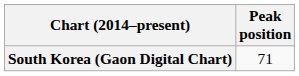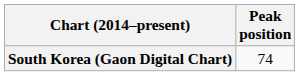(265, 58) 71 -> (265, 58) 74
